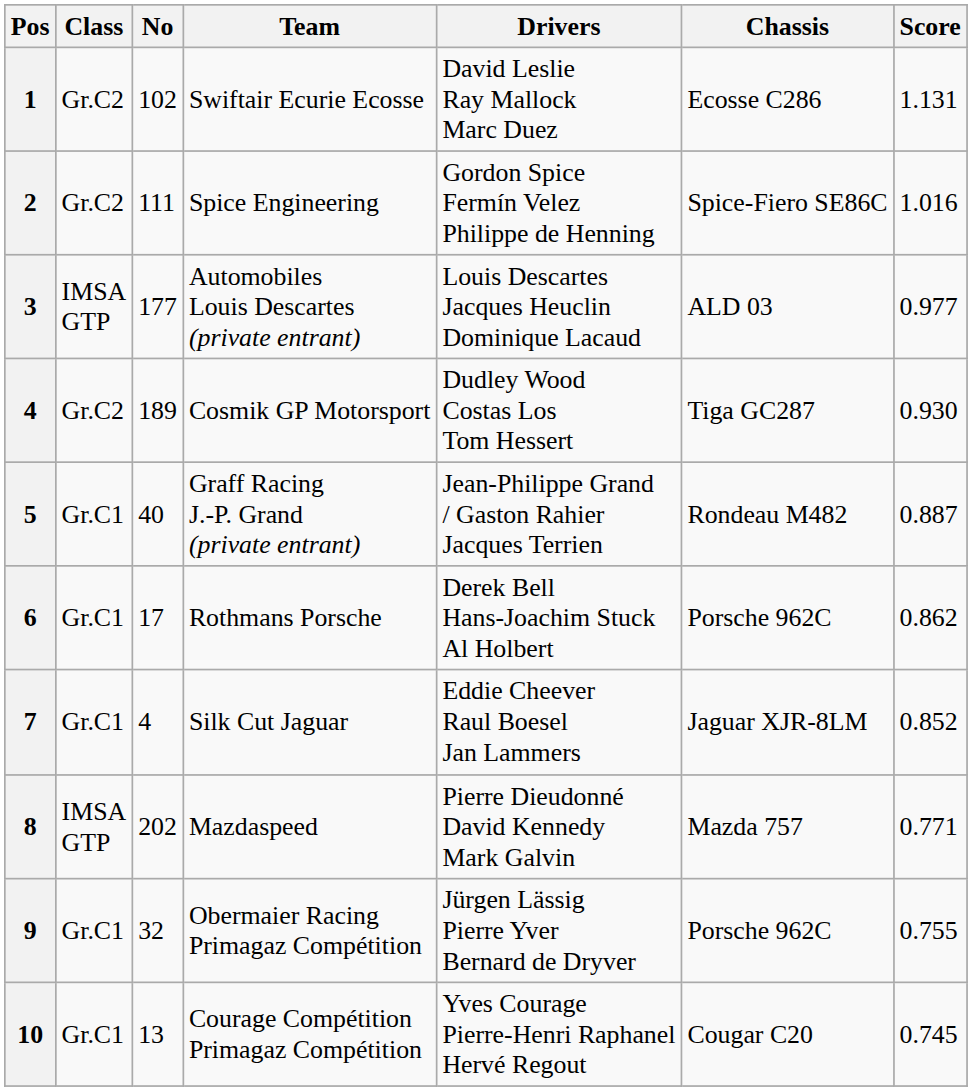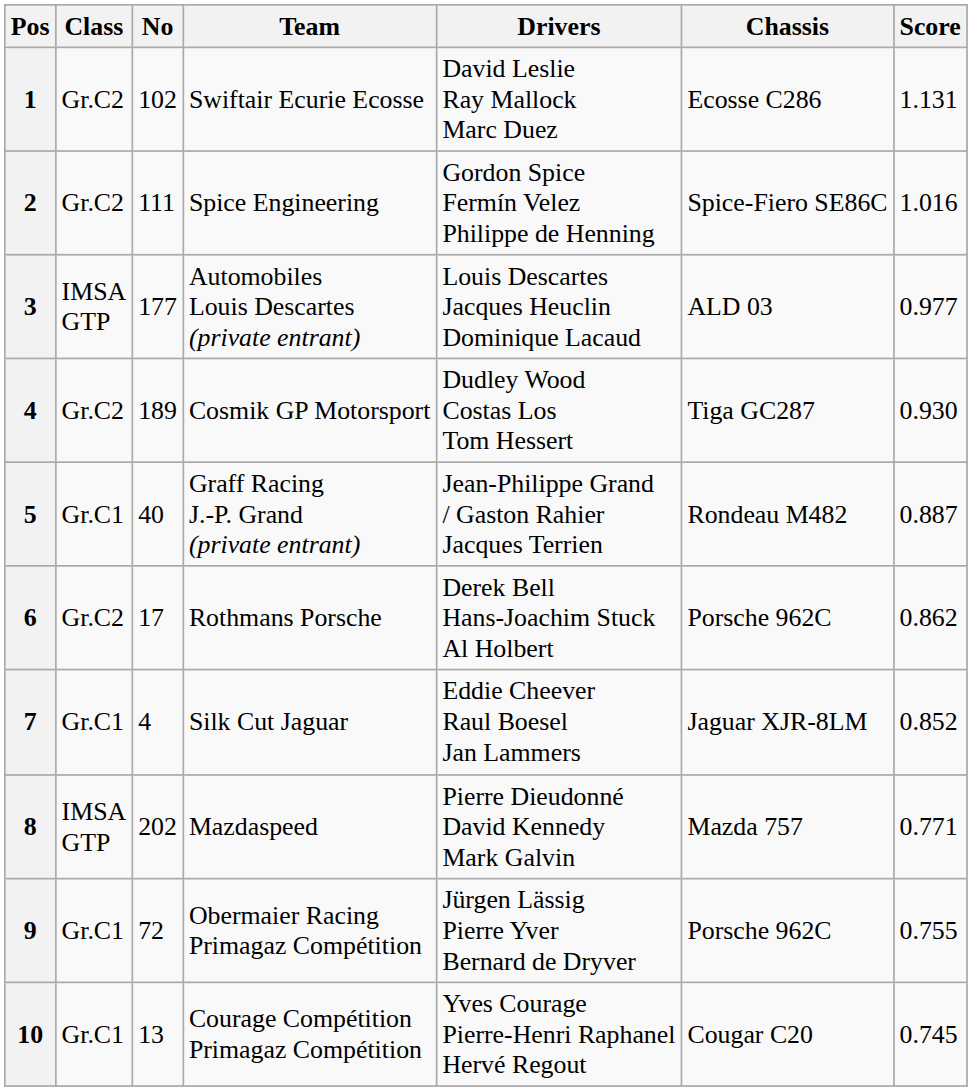(93, 618) Gr.C1 -> (93, 618) Gr.C2
(151, 929) 32 -> (151, 929) 72
